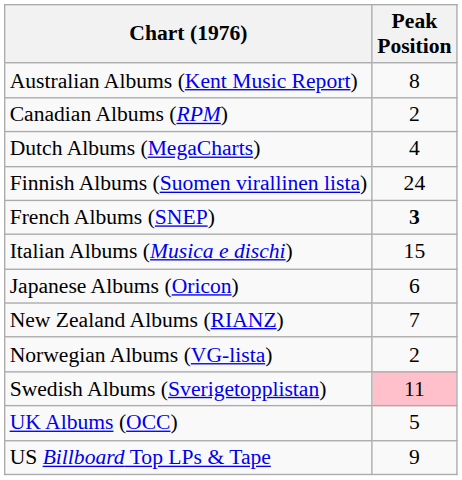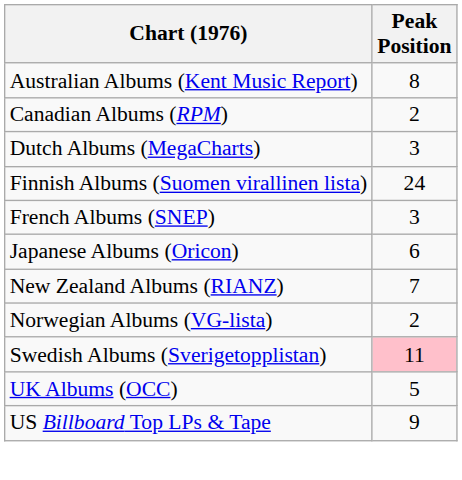(414, 148) 4 -> (414, 148) 3
(414, 217) bold -> (414, 217) normal
- row: (151, 251)
